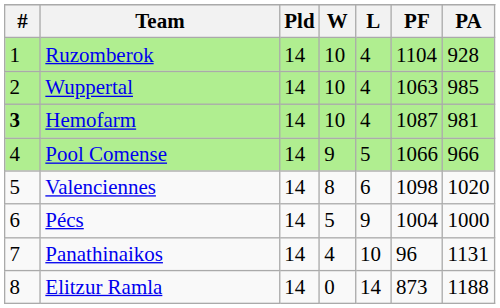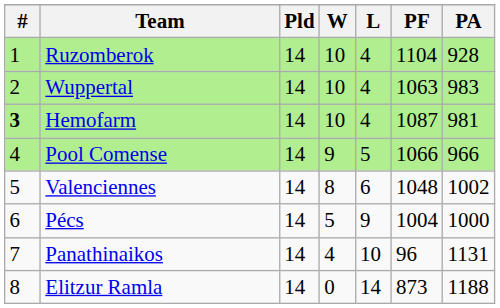(463, 87) 985 -> (463, 87) 983
(417, 187) 1098 -> (417, 187) 1048
(468, 187) 1020 -> (468, 187) 1002
